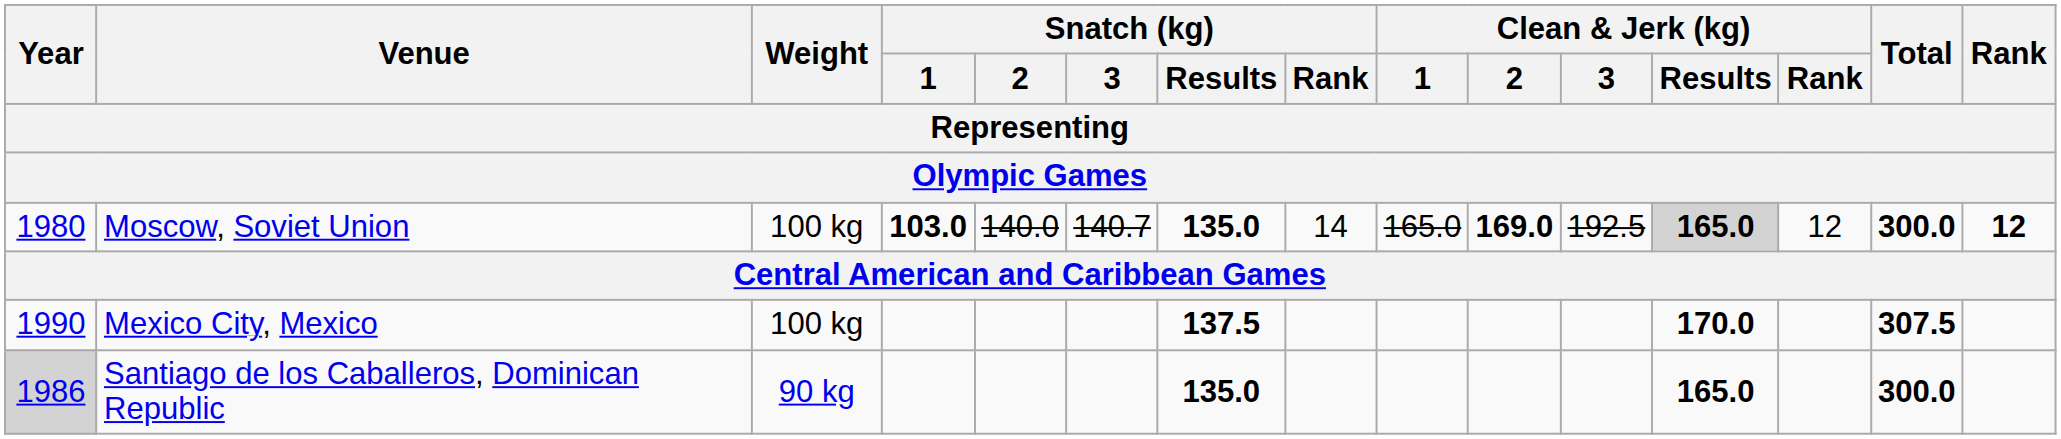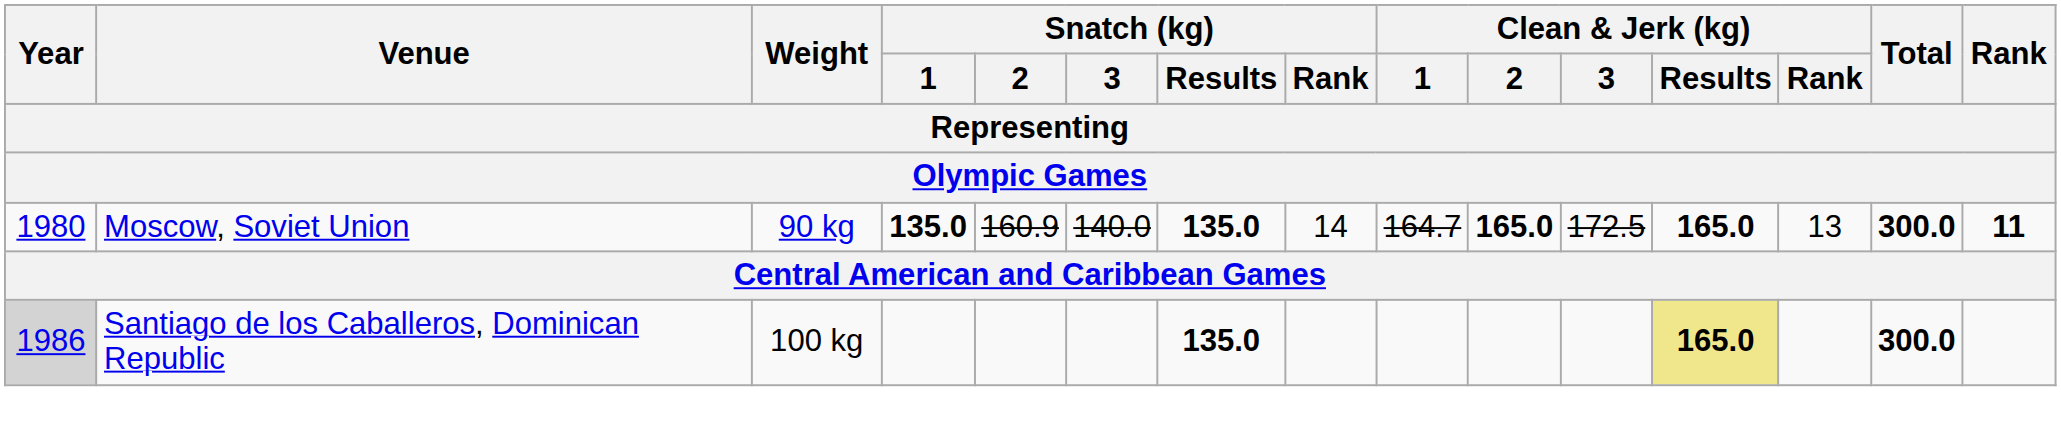(817, 226) 100 kg -> (817, 226) 90 kg
(928, 226) 103.0 -> (928, 226) 135.0
(1020, 226) 140.0 -> (1020, 226) 160.9
(1112, 226) 140.7 -> (1112, 226) 140.0
(1422, 226) 165.0 -> (1422, 226) 164.7
(1514, 226) 169.0 -> (1514, 226) 165.0
(1606, 226) 192.5 -> (1606, 226) 172.5
(1716, 226) lightgrey background -> (1716, 226) no background
(1825, 226) 12 -> (1825, 226) 13
(2009, 226) 12 -> (2009, 226) 11
- row: (241, 324)
(817, 391) 90 kg -> (817, 341) 100 kg
(1716, 391) no background -> (1716, 341) khaki background
